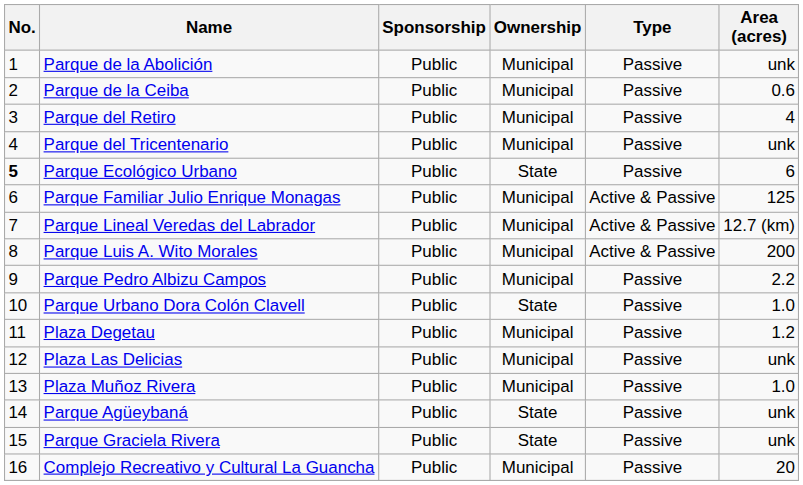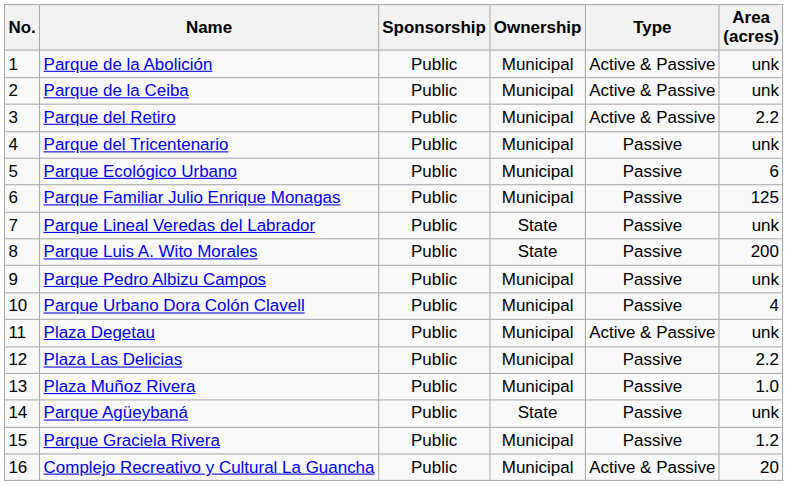(652, 63) Passive -> (652, 63) Active & Passive
(652, 90) Passive -> (652, 90) Active & Passive
(783, 90) 0.6 -> (765, 90) unk
(652, 117) Passive -> (652, 117) Active & Passive
(790, 117) 4 -> (767, 117) 2.2
(13, 171) bold -> (13, 171) normal
(538, 171) State -> (538, 171) Municipal
(652, 198) Active & Passive -> (652, 198) Passive
(538, 225) Municipal -> (538, 225) State
(652, 225) Active & Passive -> (652, 225) Passive
(759, 225) 12.7 (km) -> (765, 225) unk
(538, 252) Municipal -> (538, 252) State
(652, 252) Active & Passive -> (652, 252) Passive
(783, 279) 2.2 -> (765, 279) unk
(538, 306) State -> (538, 306) Municipal
(783, 306) 1.0 -> (774, 306) 4
(652, 332) Passive -> (652, 332) Active & Passive
(783, 332) 1.2 -> (765, 332) unk
(781, 359) unk -> (767, 359) 2.2
(538, 440) State -> (538, 440) Municipal
(781, 440) unk -> (767, 440) 1.2
(652, 467) Passive -> (652, 467) Active & Passive
